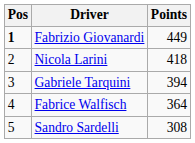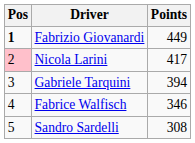(11, 60) no background -> (11, 60) pink background
(177, 60) 418 -> (177, 60) 417
(177, 105) 364 -> (177, 105) 346
